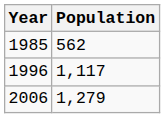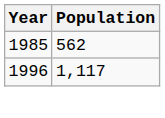- row: (28, 99)
